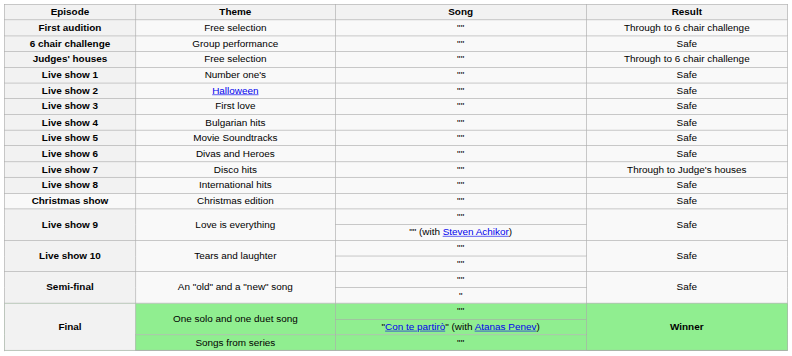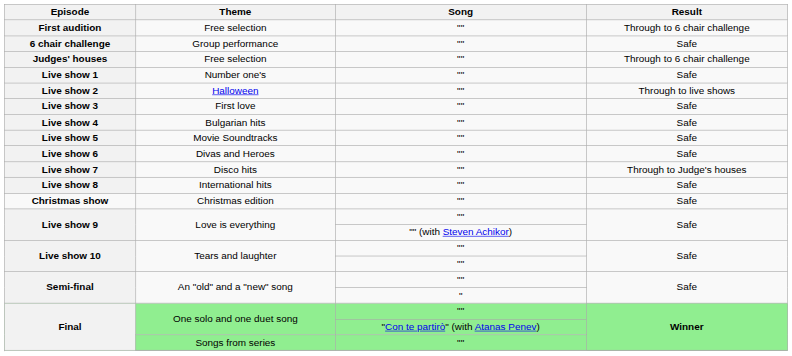(687, 91) Safe -> (687, 91) Through to live shows
